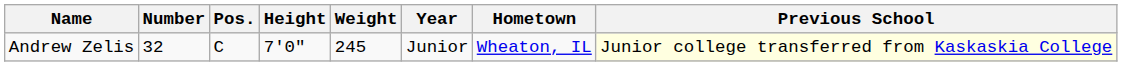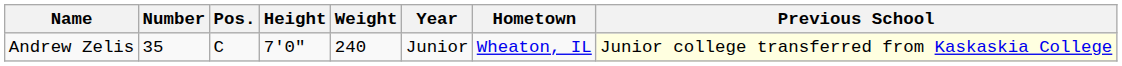(153, 47) 32 -> (153, 47) 35
(350, 47) 245 -> (350, 47) 240
